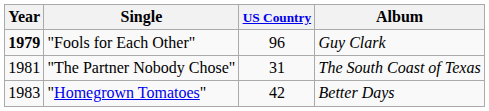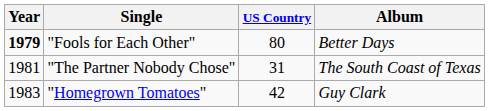(277, 42) 96 -> (277, 42) 80
(352, 42) Guy Clark -> (357, 42) Better Days
(357, 93) Better Days -> (352, 93) Guy Clark
